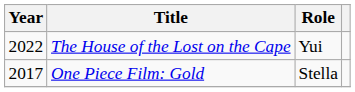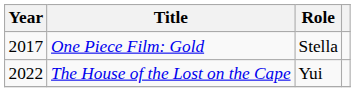rows swapped: (128, 73) <-> (171, 45)
